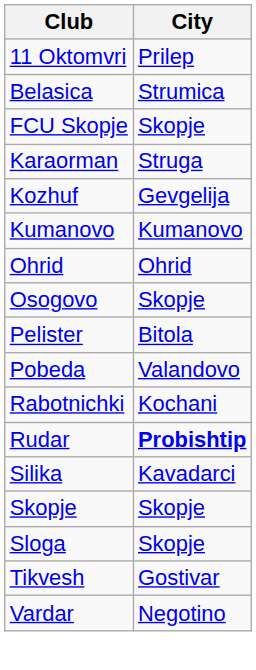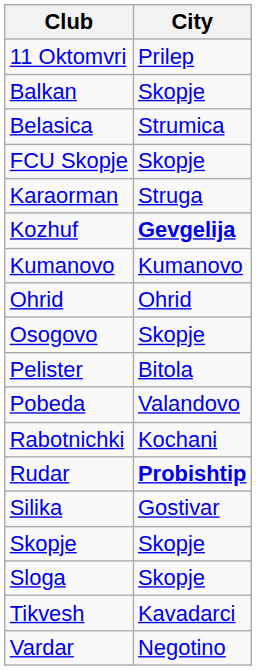+ row: (43, 91)
(184, 195) normal -> (187, 230) bold
(187, 473) Kavadarci -> (179, 508) Gostivar
(179, 578) Gostivar -> (187, 612) Kavadarci
